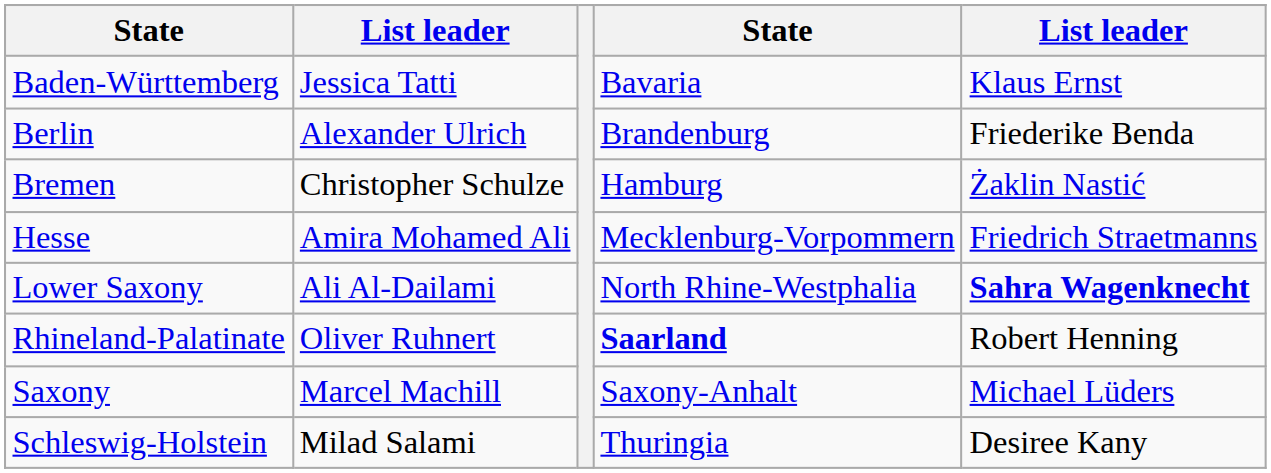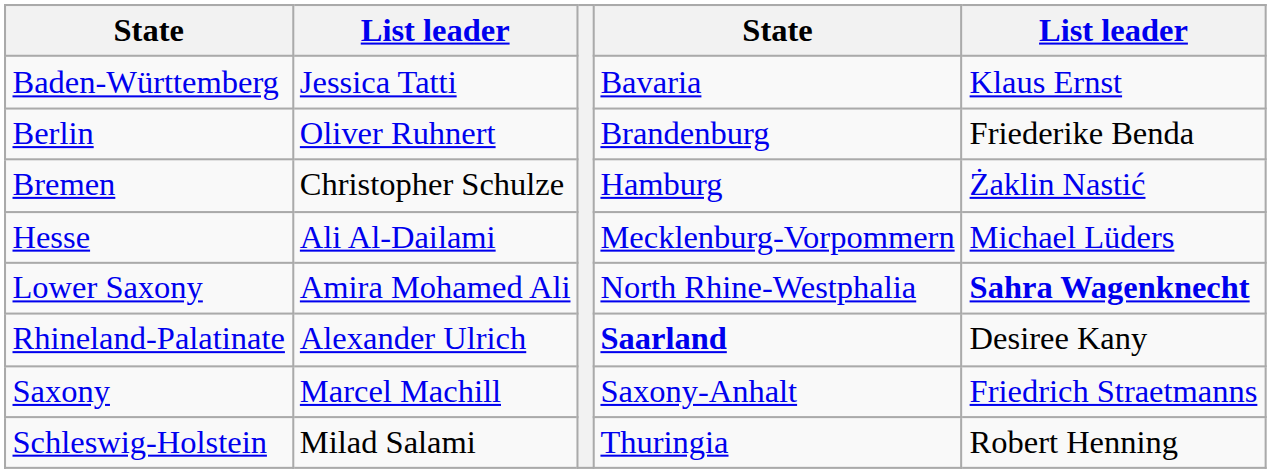(413, 133) Alexander Ulrich -> (398, 133) Oliver Ruhnert
(435, 236) Amira Mohamed Ali -> (398, 236) Ali Al-Dailami
(1113, 236) Friedrich Straetmanns -> (1072, 236) Michael Lüders
(398, 287) Ali Al-Dailami -> (435, 287) Amira Mohamed Ali
(398, 339) Oliver Ruhnert -> (413, 339) Alexander Ulrich
(1074, 339) Robert Henning -> (1058, 339) Desiree Kany
(1072, 390) Michael Lüders -> (1113, 390) Friedrich Straetmanns
(1058, 442) Desiree Kany -> (1074, 442) Robert Henning
